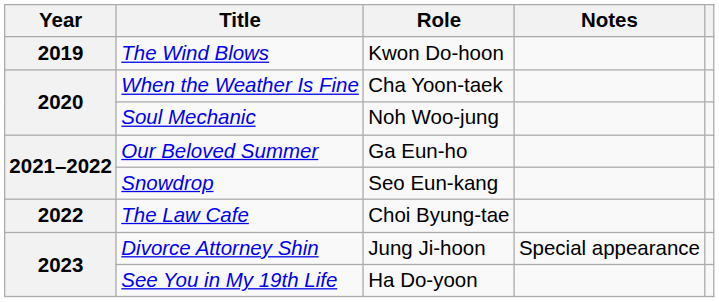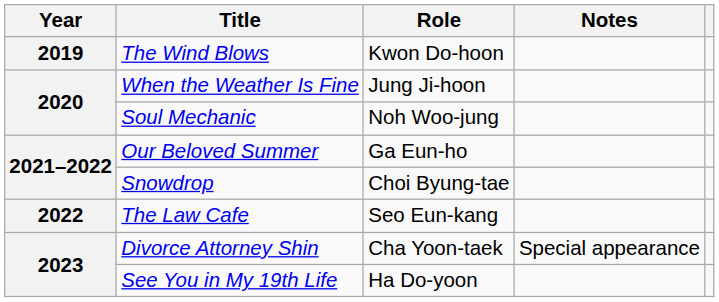(435, 85) Cha Yoon-taek -> (427, 85) Jung Ji-hoon
(433, 183) Seo Eun-kang -> (439, 183) Choi Byung-tae
(439, 215) Choi Byung-tae -> (433, 215) Seo Eun-kang
(427, 248) Jung Ji-hoon -> (435, 248) Cha Yoon-taek
